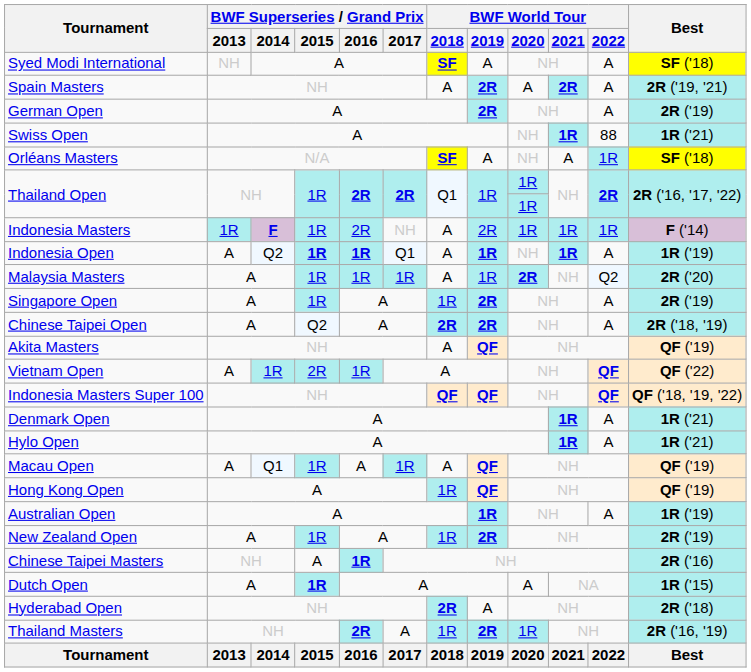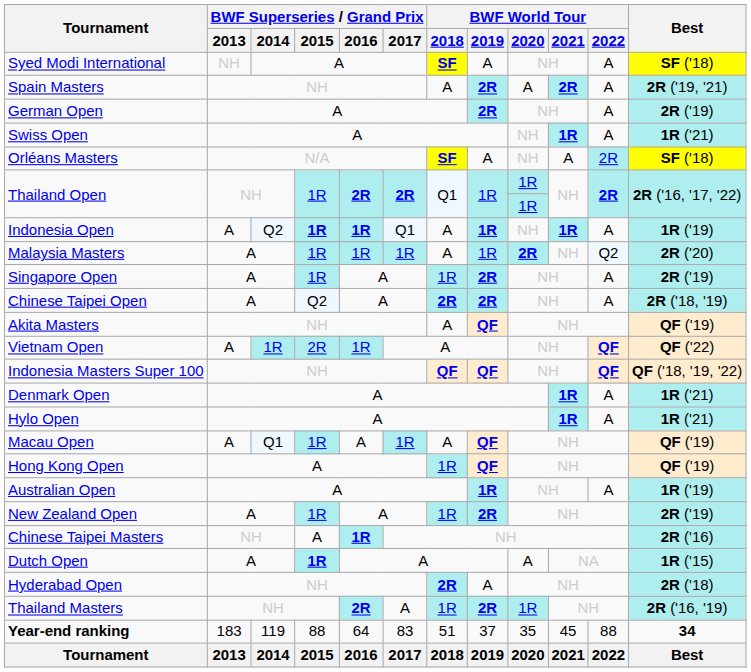(608, 135) 88 -> (608, 135) A
(608, 159) 1R -> (608, 159) 2R
- row: (69, 230)
+ row: (69, 632)
